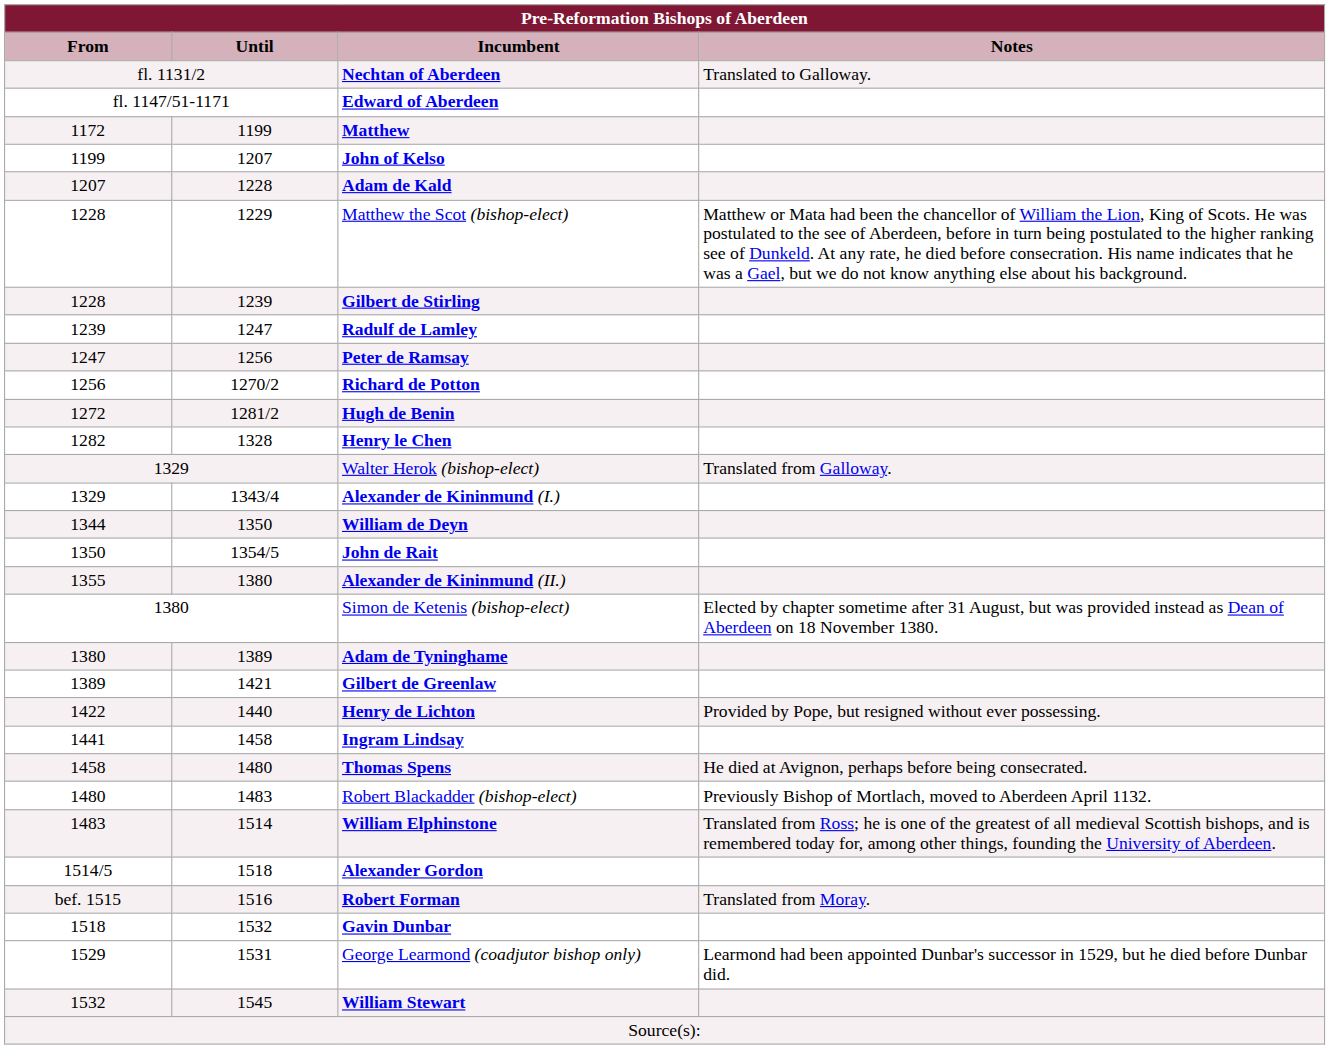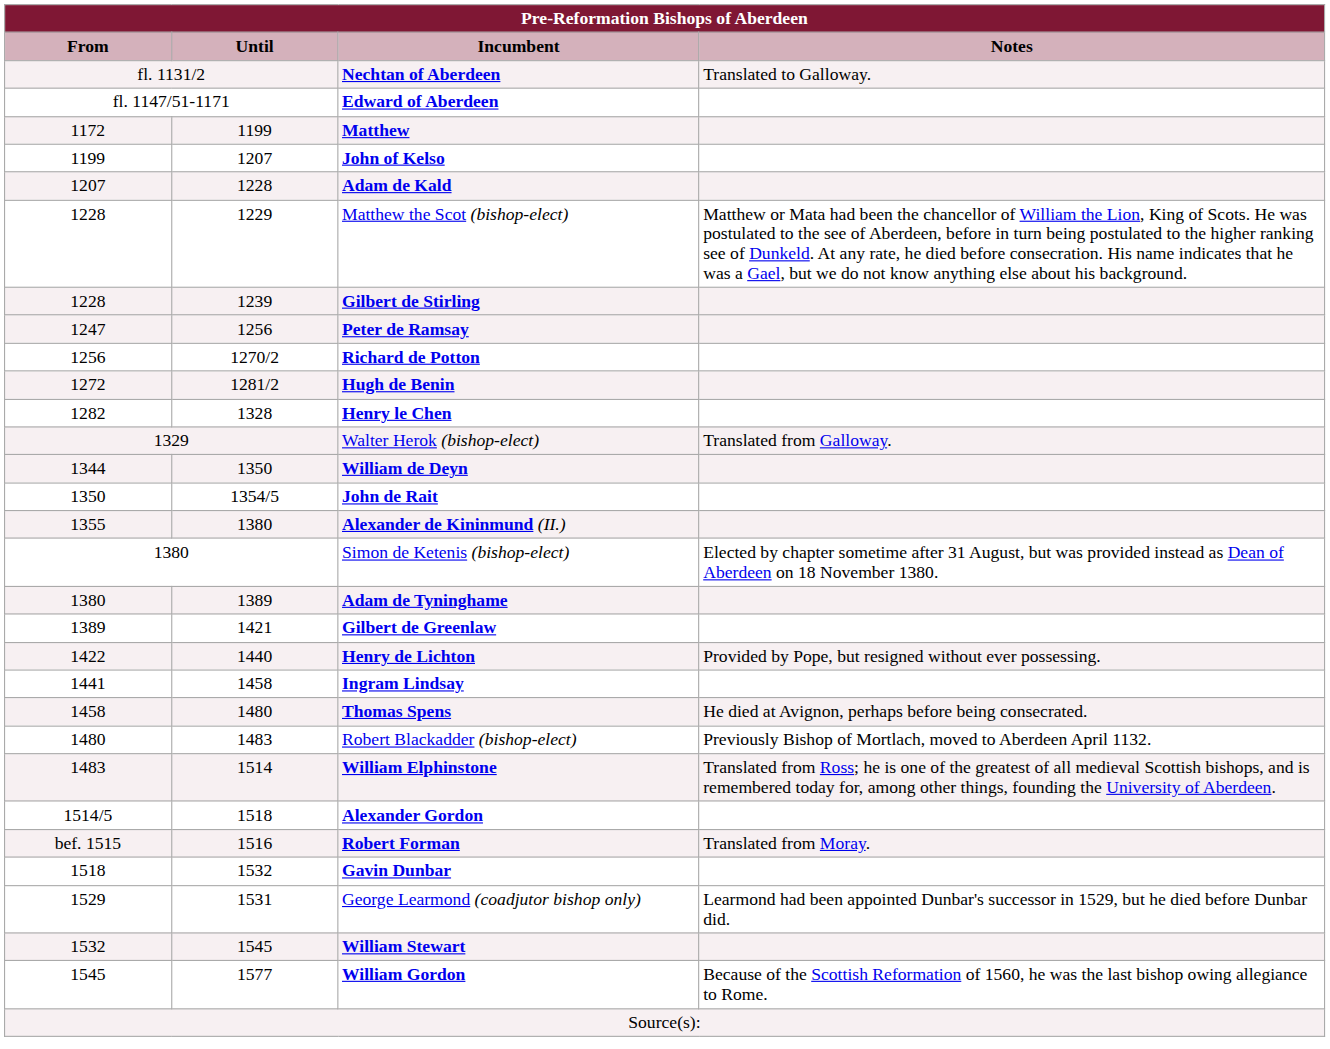- row: (409, 329)
- row: (451, 496)
+ row: (404, 974)
